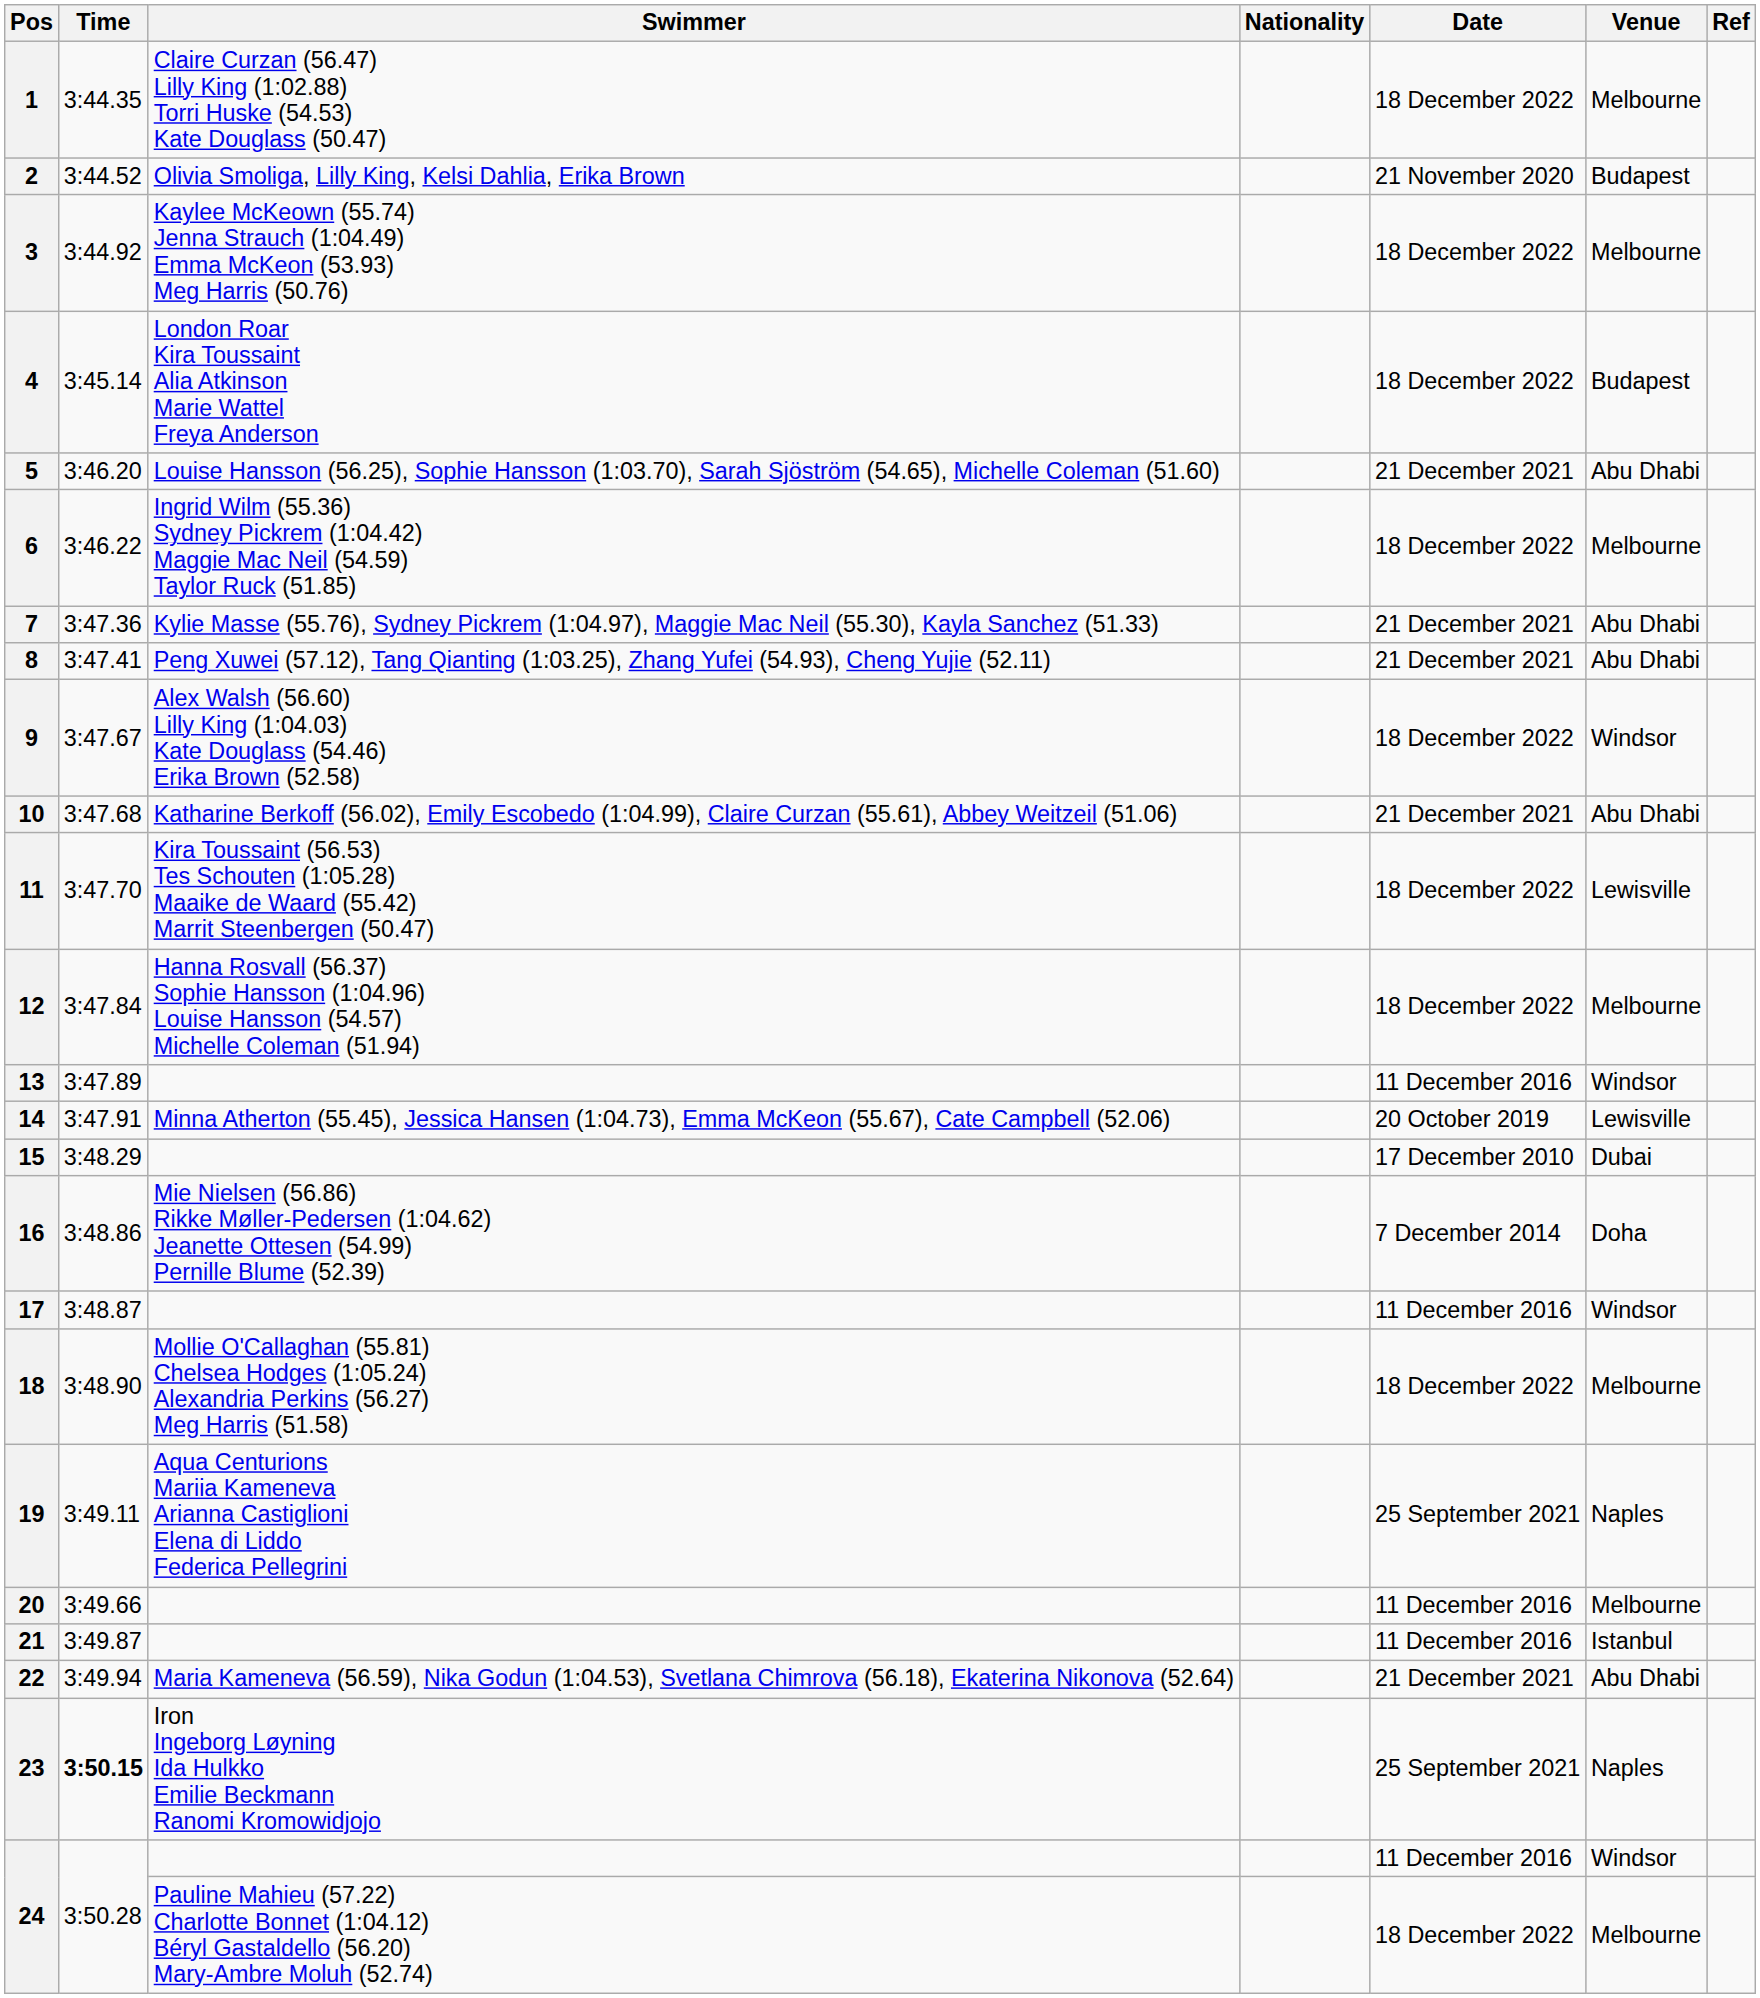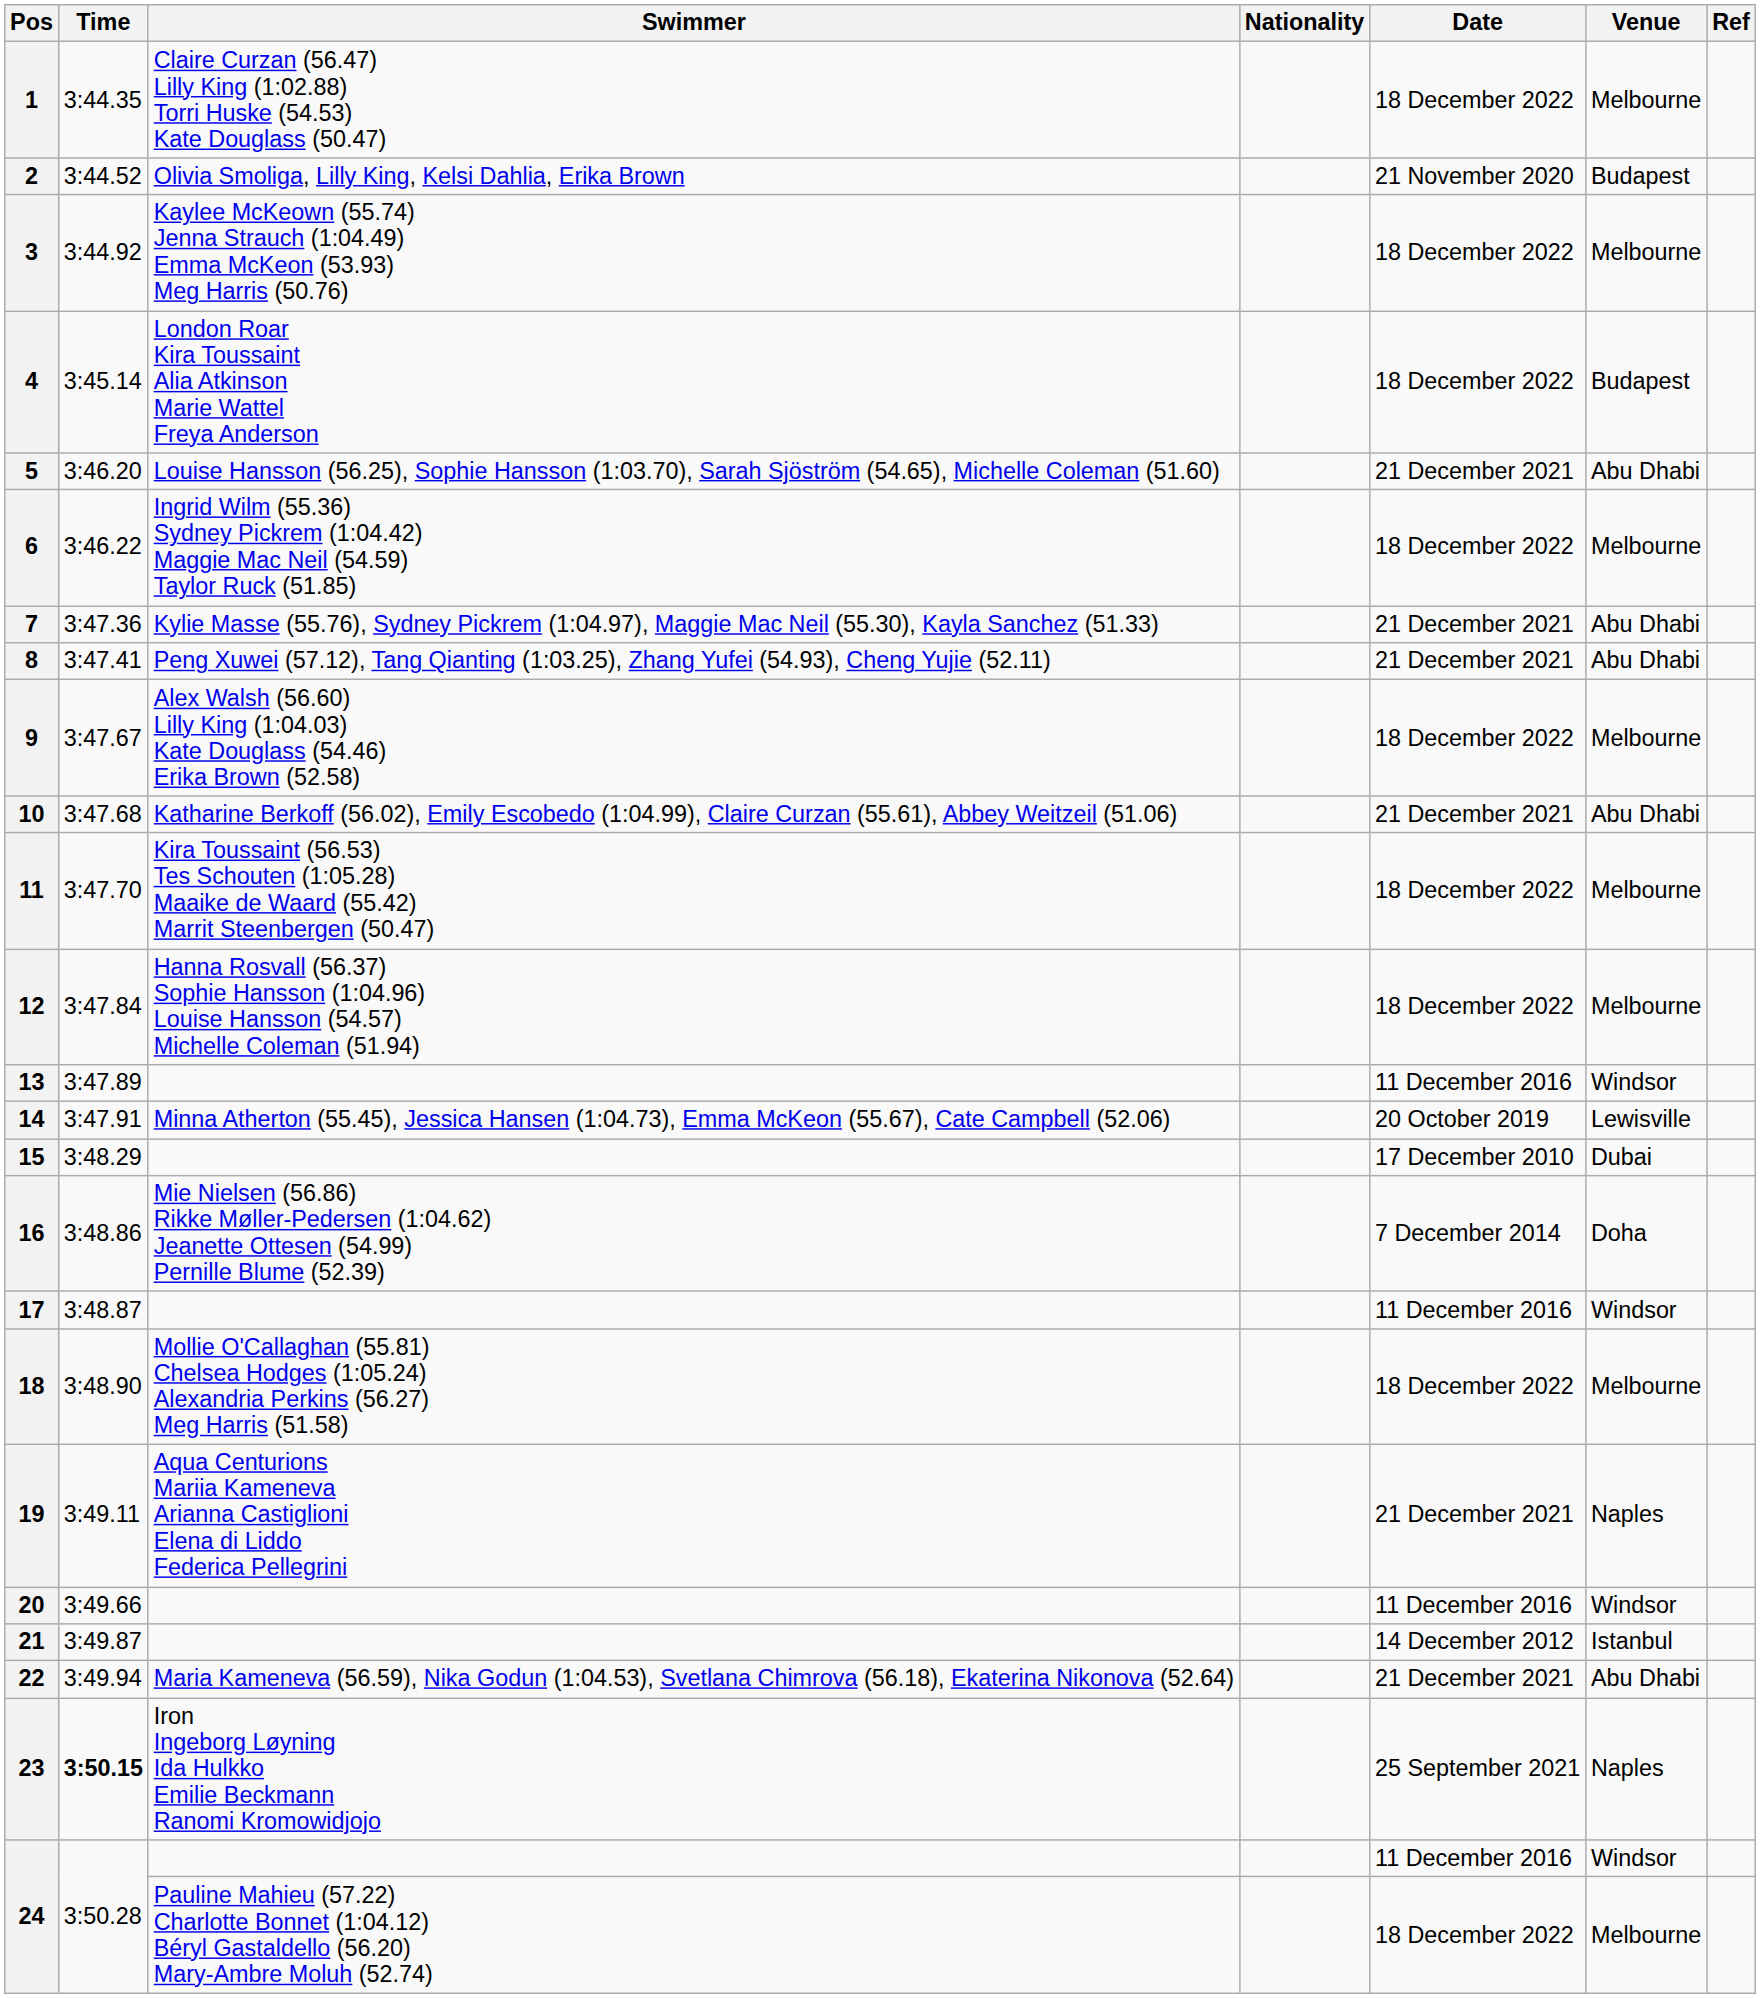(1634, 737) Windsor -> (1646, 737) Melbourne
(1641, 890) Lewisville -> (1646, 890) Melbourne
(1478, 1515) 25 September 2021 -> (1474, 1515) 21 December 2021
(1646, 1604) Melbourne -> (1634, 1604) Windsor
(1473, 1641) 11 December 2016 -> (1474, 1641) 14 December 2012
